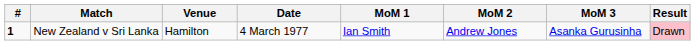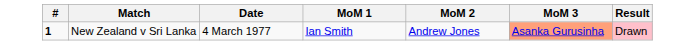- column: (200, 13)
(595, 31) no background -> (558, 31) lightsalmon background
